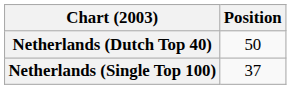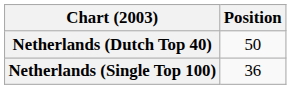(253, 71) 37 -> (253, 71) 36
